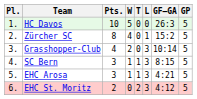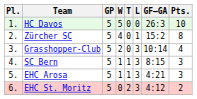columns swapped: (185, 11) <-> (114, 11)
